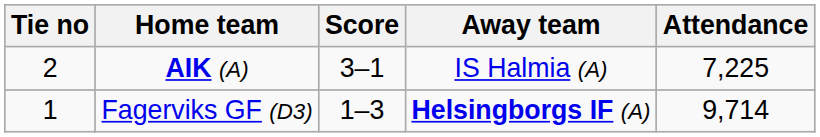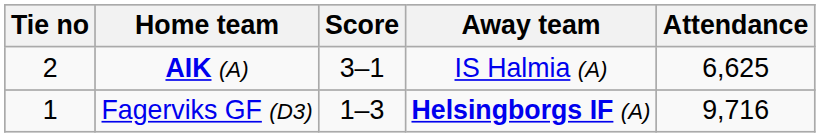(736, 68) 7,225 -> (736, 68) 6,625
(736, 110) 9,714 -> (736, 110) 9,716
